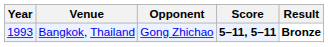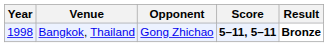(20, 32) 1993 -> (20, 32) 1998
